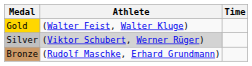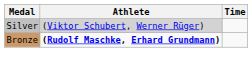- row: (17, 26)
(131, 54) normal -> (131, 40) bold
